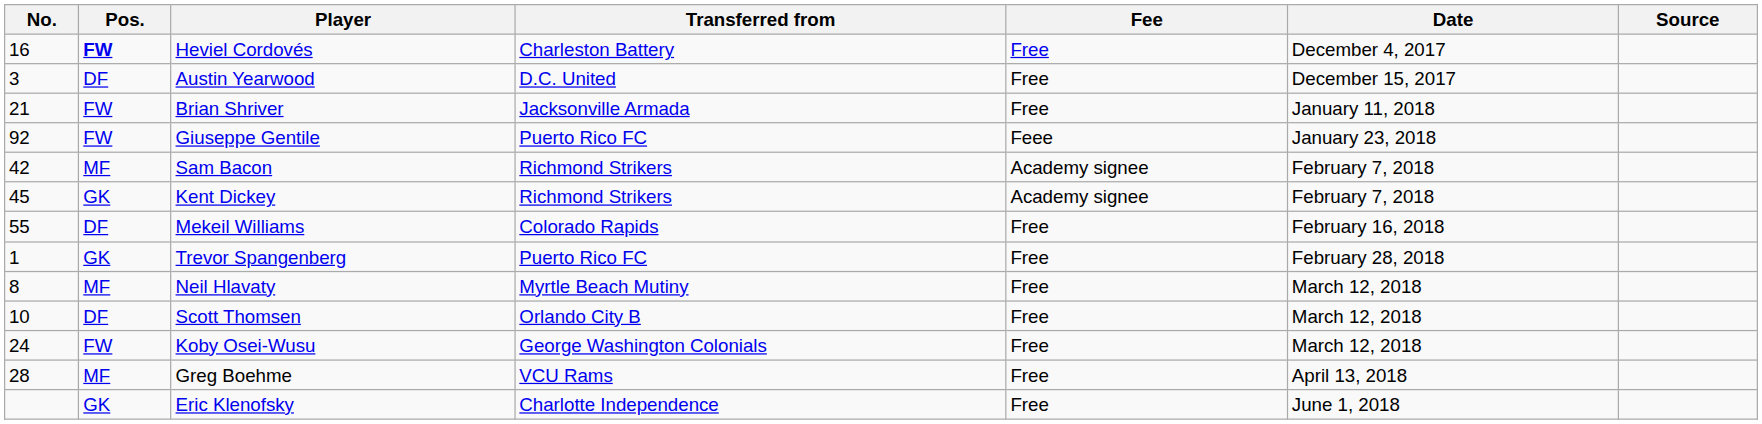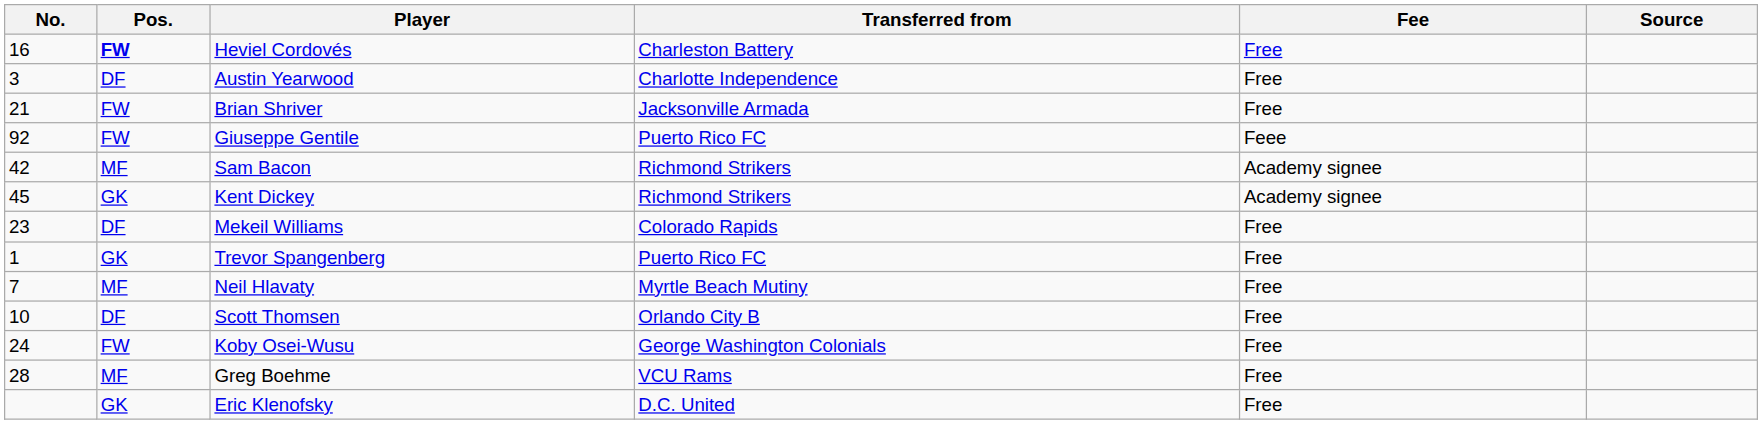- column: (1453, 20)
(568, 79) D.C. United -> (738, 79) Charlotte Independence
(19, 227) 55 -> (19, 227) 23
(14, 286) 8 -> (14, 286) 7
(619, 404) Charlotte Independence -> (687, 404) D.C. United
